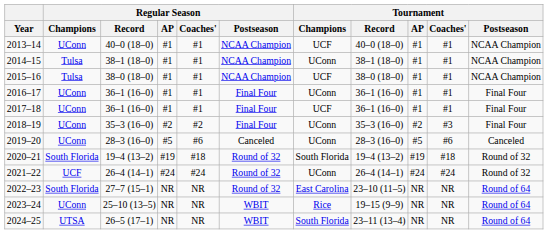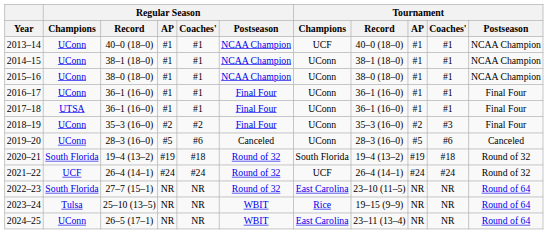(72, 60) Tulsa -> (72, 60) UConn
(72, 76) Tulsa -> (72, 76) UConn
(322, 76) UCF -> (322, 76) UConn
(72, 108) UConn -> (72, 108) UTSA
(322, 108) UCF -> (322, 108) UConn
(322, 173) UConn -> (322, 173) UCF
(72, 205) UConn -> (72, 205) Tulsa
(72, 221) UTSA -> (72, 221) UConn
(322, 221) South Florida -> (322, 221) East Carolina
